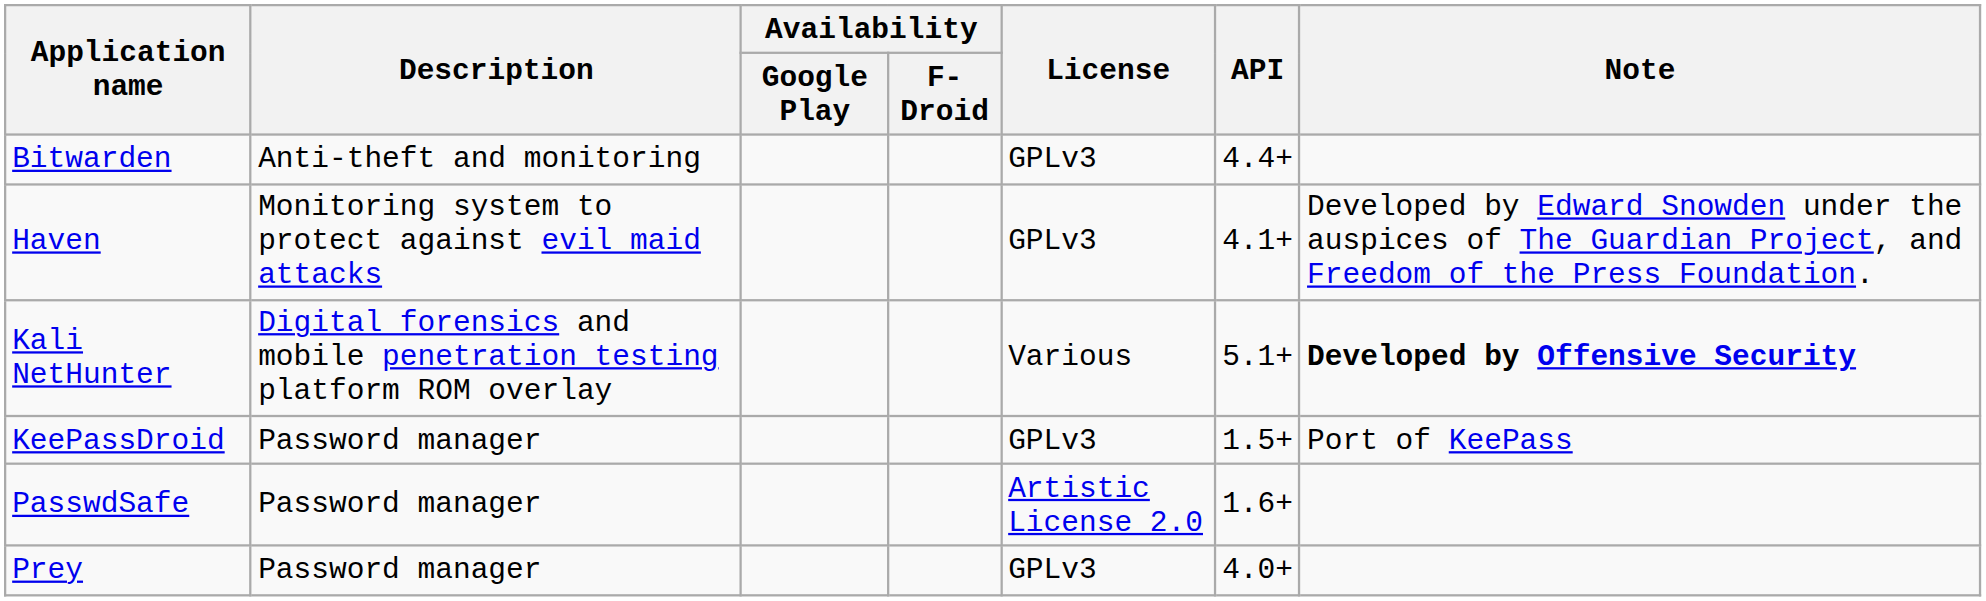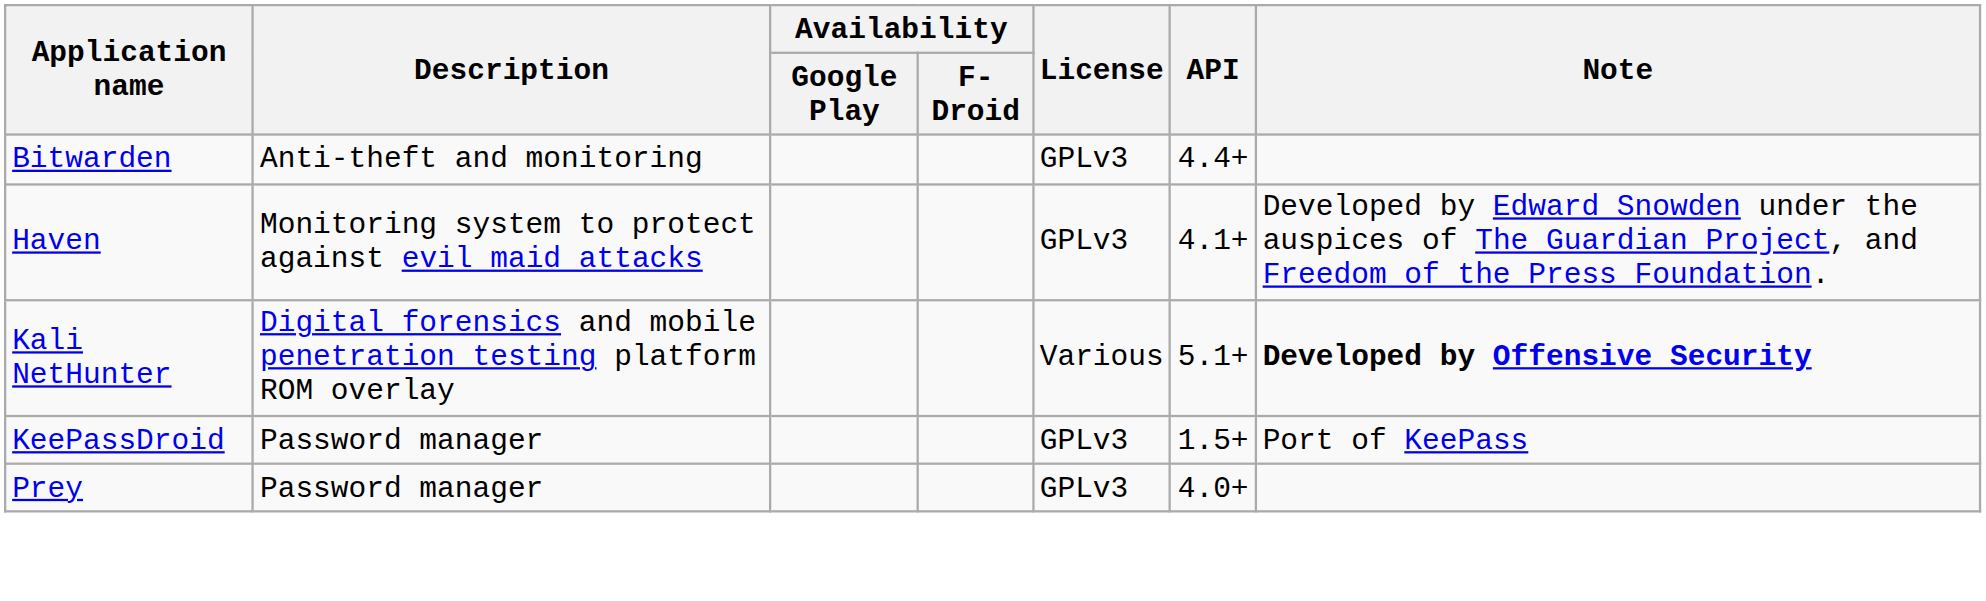- row: (101, 505)
